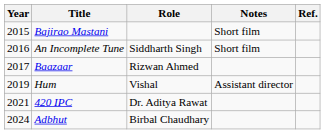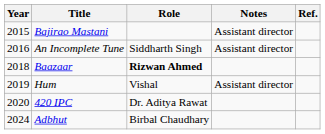(237, 31) Short film -> (254, 31) Assistant director
(237, 48) Short film -> (254, 48) Assistant director
(18, 66) 2017 -> (18, 66) 2018
(164, 66) normal -> (166, 66) bold
(18, 102) 2021 -> (18, 102) 2020
